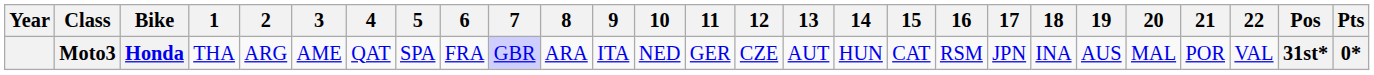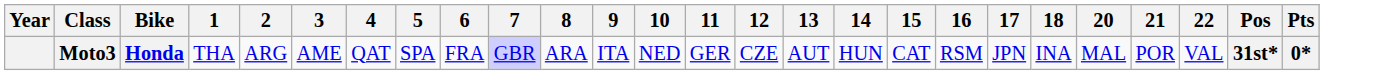- column: (1101, 20)
